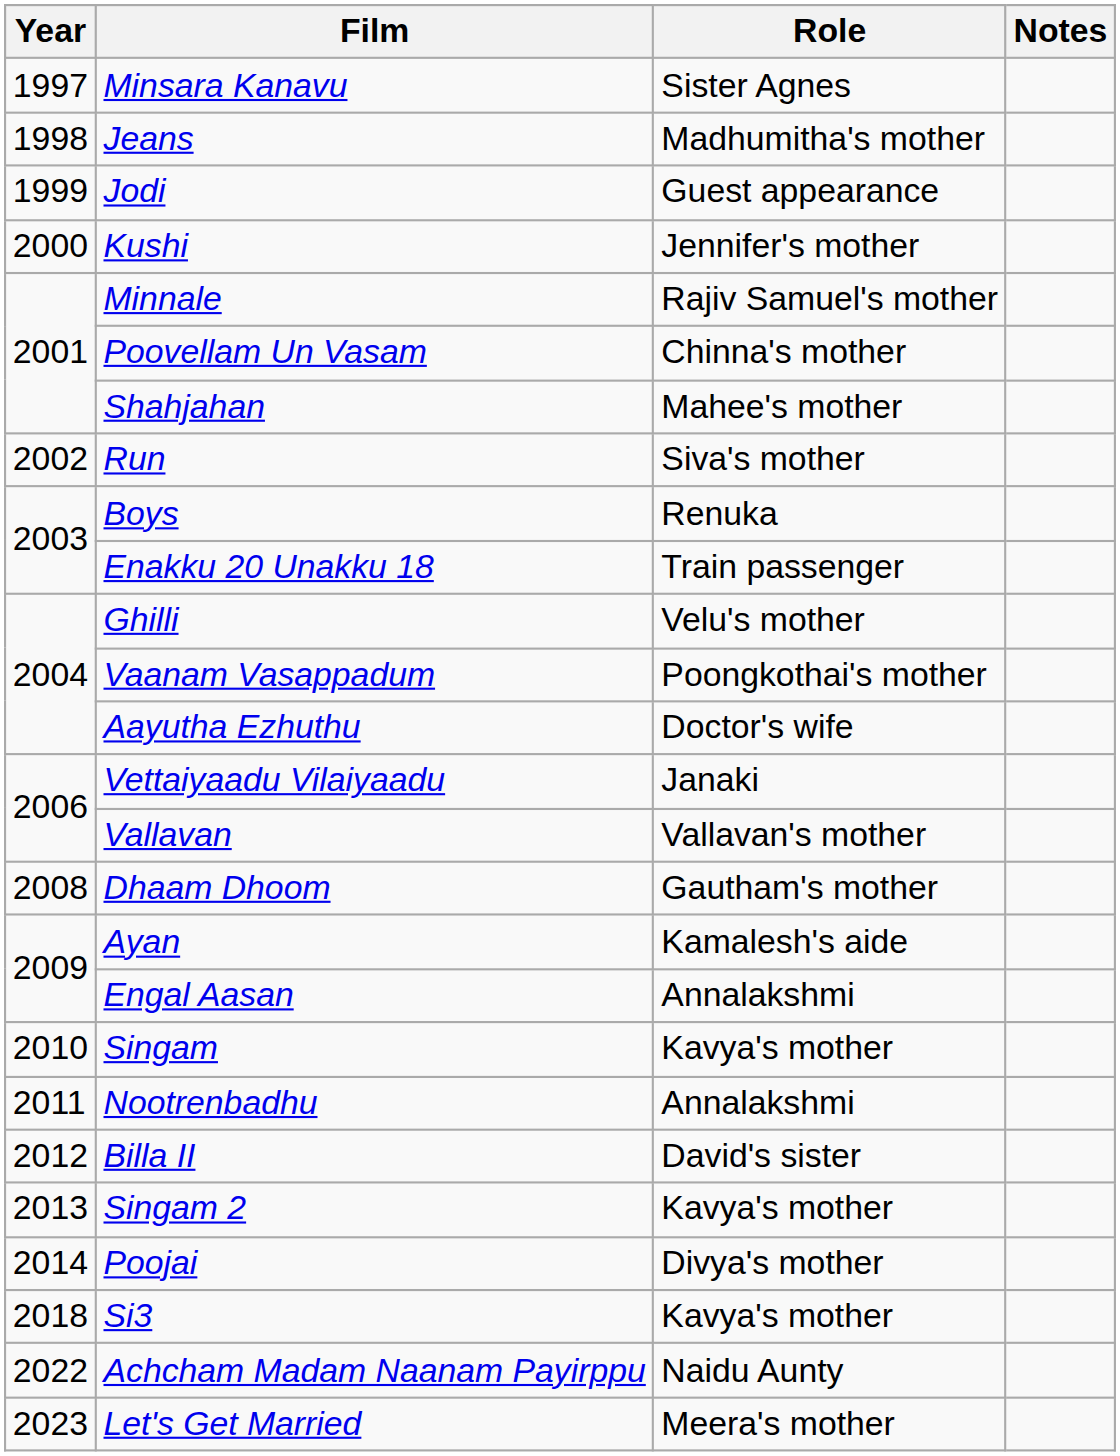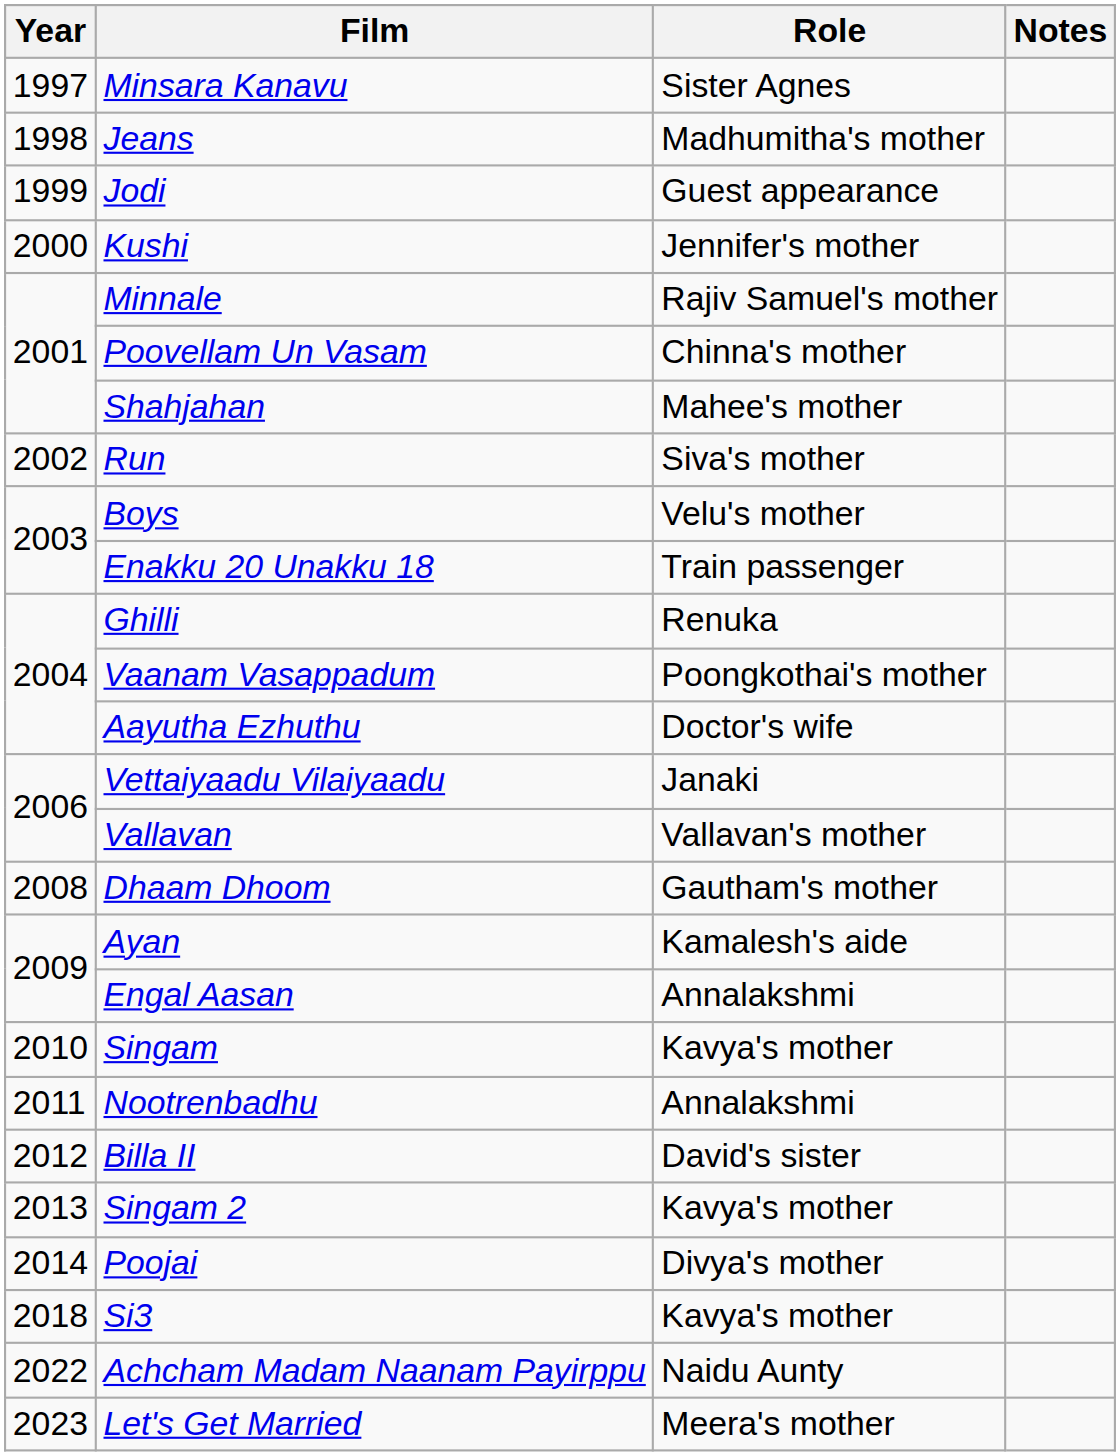(720, 513) Renuka -> (763, 513) Velu's mother
(763, 620) Velu's mother -> (720, 620) Renuka
